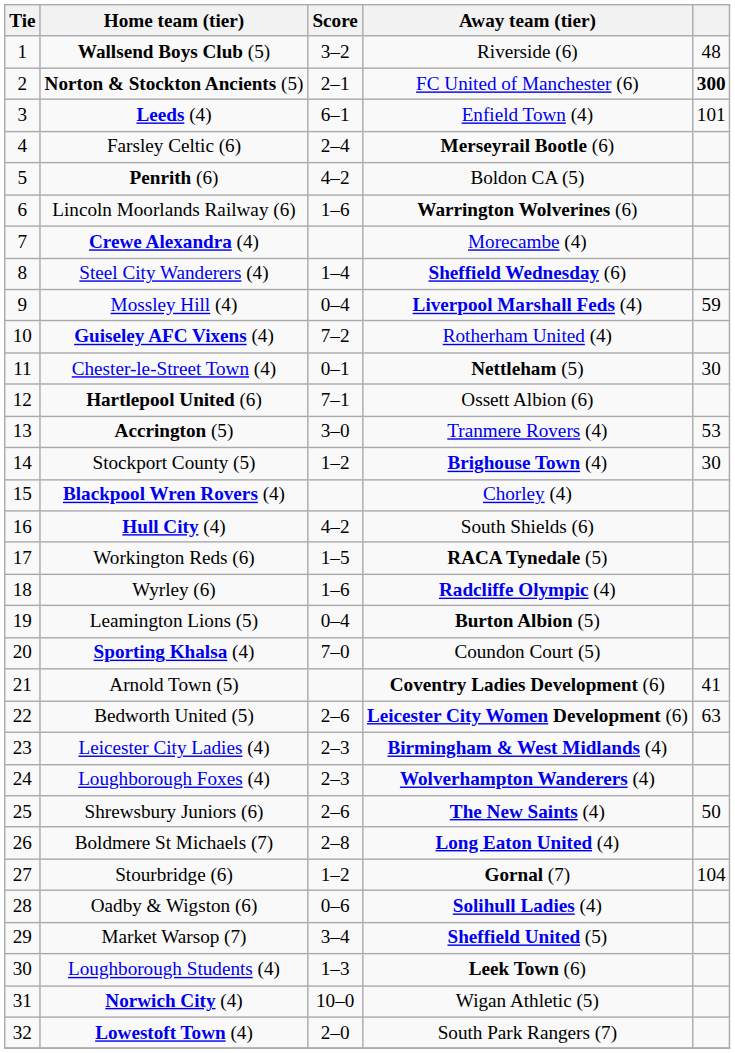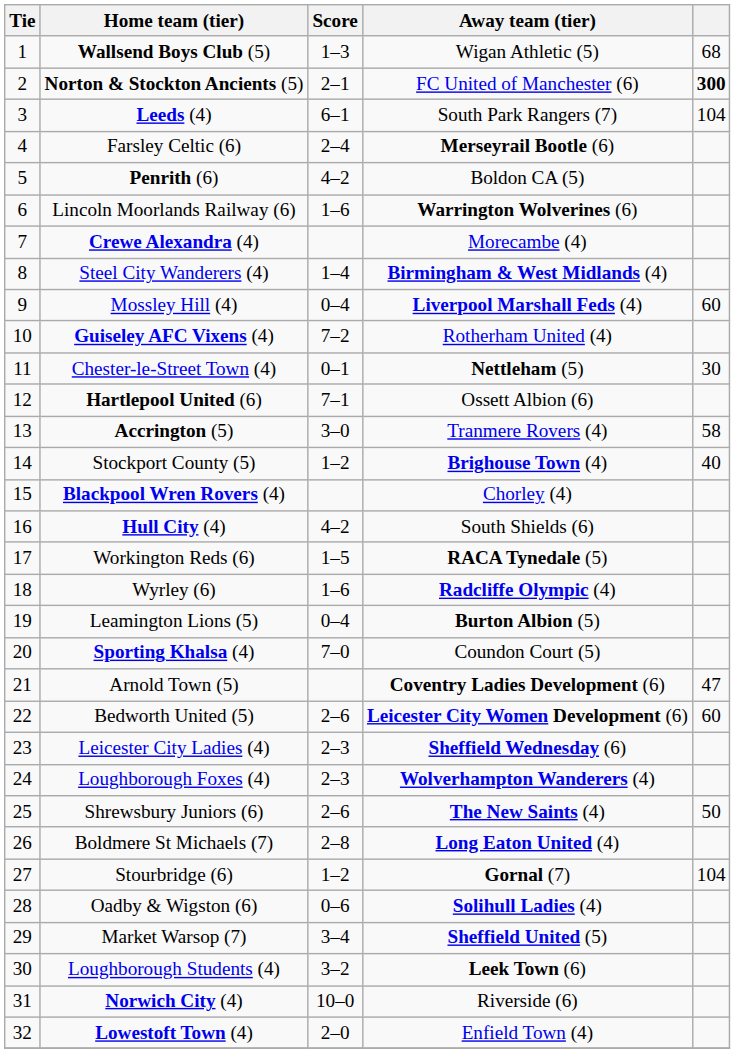(335, 51) 3–2 -> (335, 51) 1–3
(527, 51) Riverside (6) -> (527, 51) Wigan Athletic (5)
(711, 51) 48 -> (711, 51) 68
(527, 114) Enfield Town (4) -> (527, 114) South Park Rangers (7)
(711, 114) 101 -> (711, 114) 104
(527, 273) Sheffield Wednesday (6) -> (527, 273) Birmingham & West Midlands (4)
(711, 304) 59 -> (711, 304) 60
(711, 431) 53 -> (711, 431) 58
(711, 462) 30 -> (711, 462) 40
(711, 684) 41 -> (711, 684) 47
(711, 715) 63 -> (711, 715) 60
(527, 747) Birmingham & West Midlands (4) -> (527, 747) Sheffield Wednesday (6)
(335, 969) 1–3 -> (335, 969) 3–2
(527, 1000) Wigan Athletic (5) -> (527, 1000) Riverside (6)
(527, 1032) South Park Rangers (7) -> (527, 1032) Enfield Town (4)
